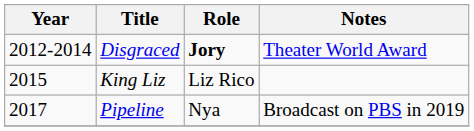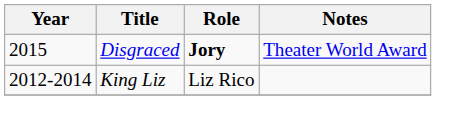(50, 49) 2012-2014 -> (28, 49) 2015
(28, 79) 2015 -> (50, 79) 2012-2014
- row: (132, 110)
